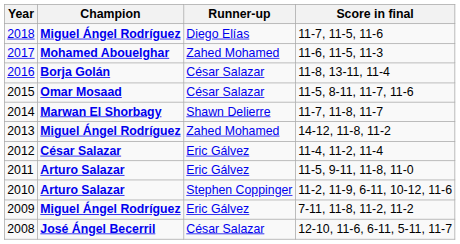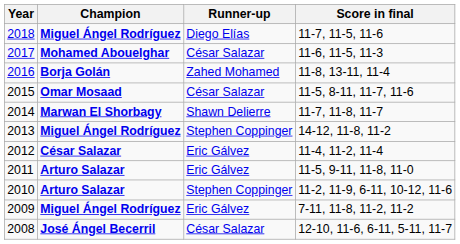(233, 53) Zahed Mohamed -> (225, 53) César Salazar
(225, 72) César Salazar -> (233, 72) Zahed Mohamed
(233, 131) Zahed Mohamed -> (239, 131) Stephen Coppinger
